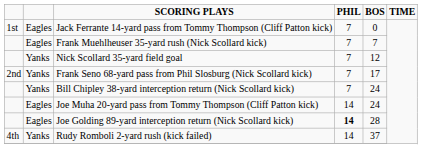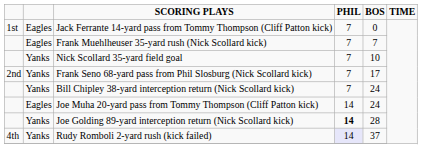(375, 58) 12 -> (375, 58) 10
(39, 120) Eagles -> (38, 120) Yanks
(349, 136) no background -> (349, 136) lavender background
